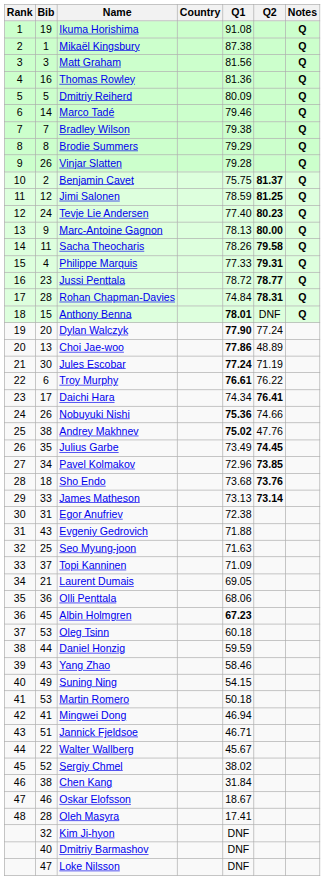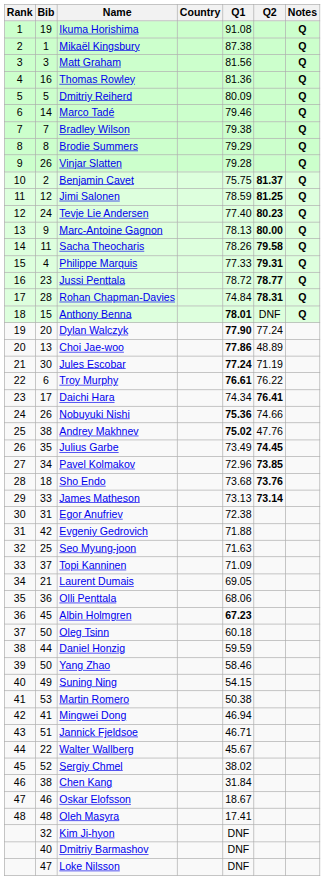(46, 532) 43 -> (46, 532) 42
(46, 632) 53 -> (46, 632) 50
(46, 666) 43 -> (46, 666) 50
(238, 699) 50.18 -> (238, 699) 50.38
(46, 816) 28 -> (46, 816) 48
